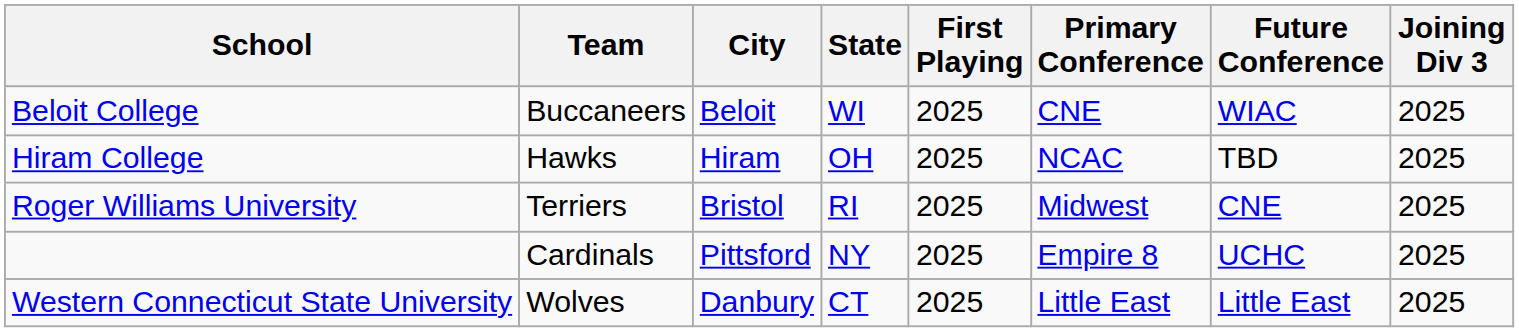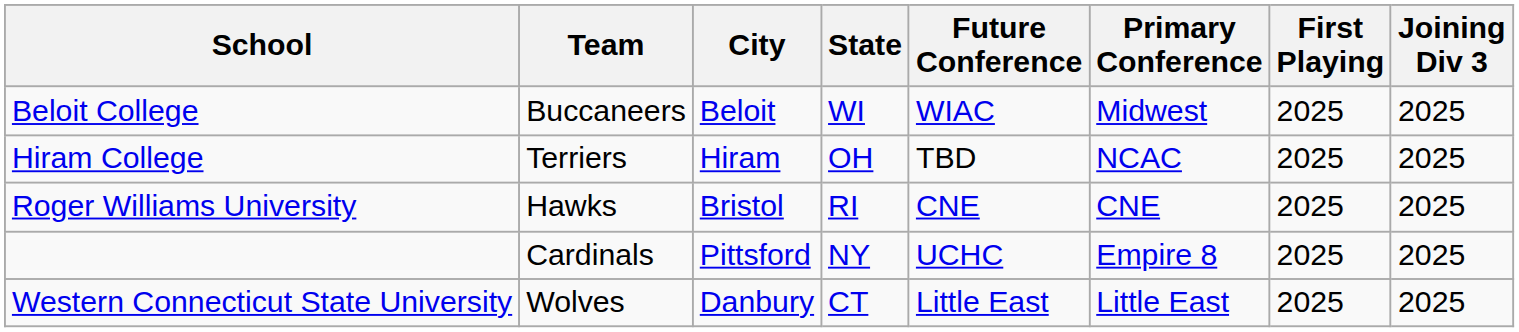columns swapped: (1301, 45) <-> (970, 45)
(1069, 110) CNE -> (1152, 110) Midwest
(572, 158) Hawks -> (577, 158) Terriers
(577, 206) Terriers -> (572, 206) Hawks
(1093, 206) Midwest -> (1128, 206) CNE
